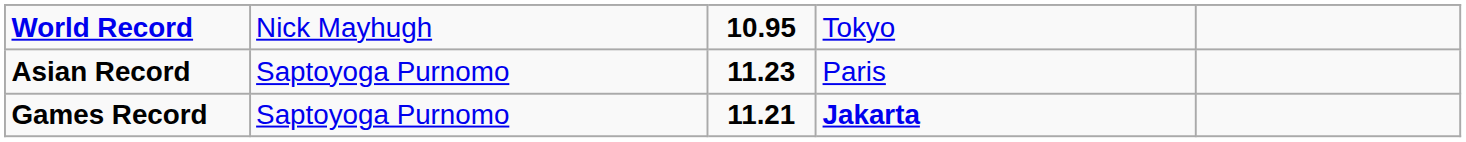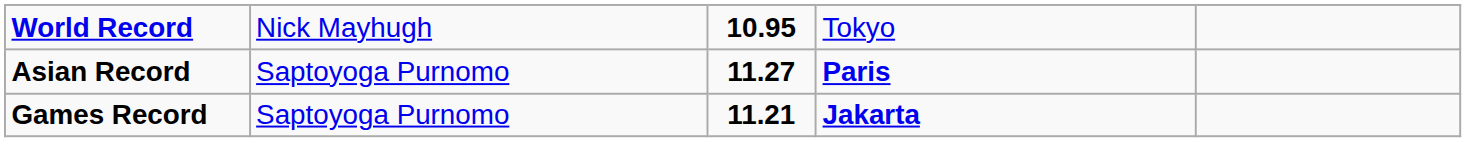(761, 71) 11.23 -> (761, 71) 11.27
(854, 71) normal -> (857, 71) bold
